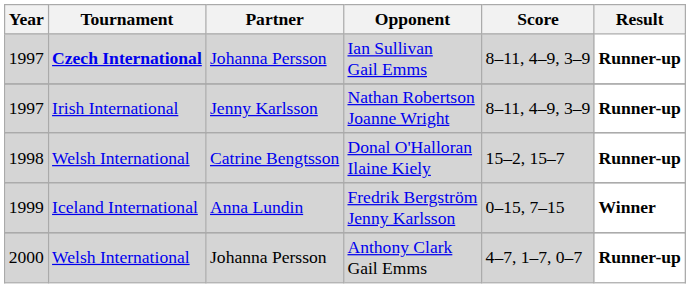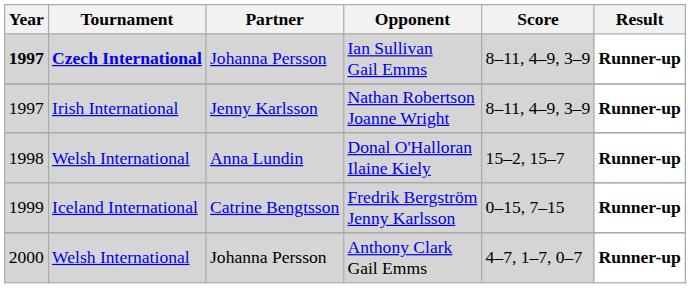(26, 58) normal -> (26, 58) bold
(275, 158) Catrine Bengtsson -> (257, 158) Anna Lundin
(257, 207) Anna Lundin -> (275, 207) Catrine Bengtsson
(627, 207) Winner -> (640, 207) Runner-up
